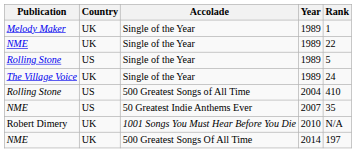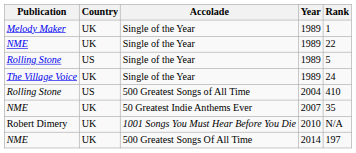(88, 108) US -> (89, 108) UK
